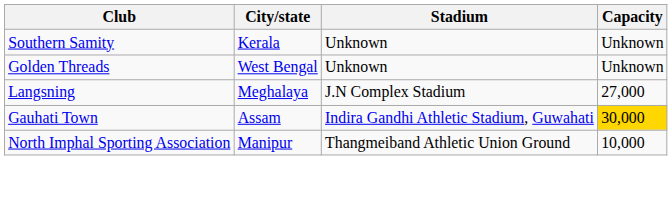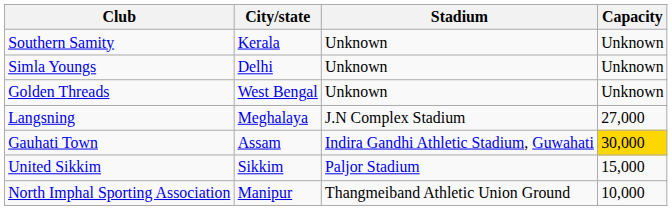+ row: (52, 67)
+ row: (55, 167)
